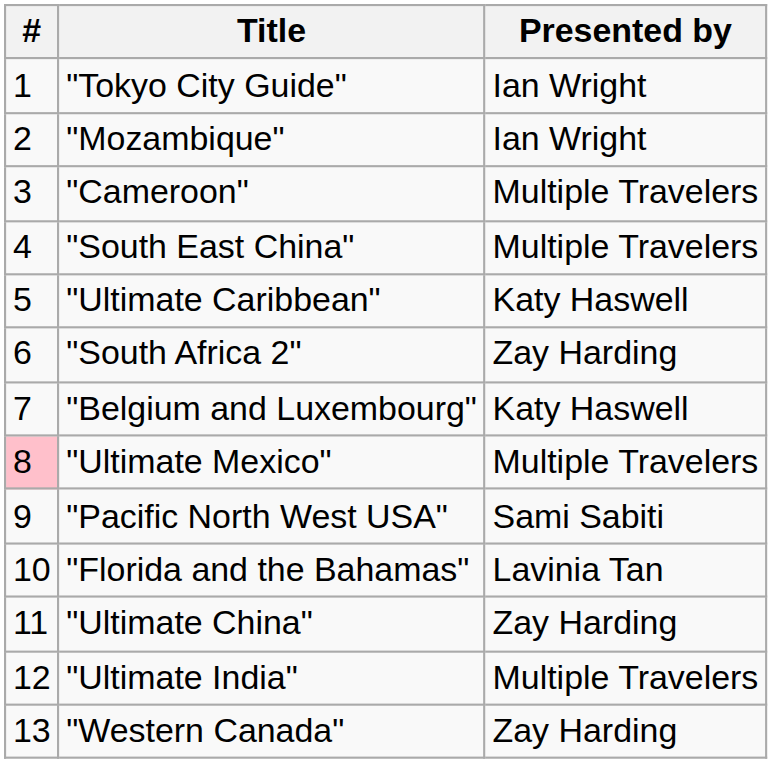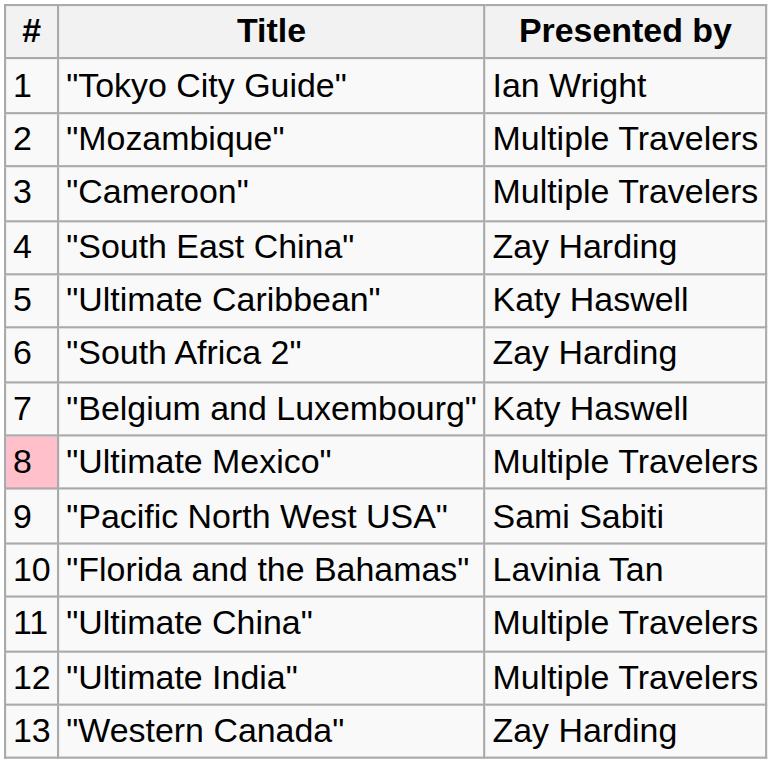(570, 138) Ian Wright -> (625, 138) Multiple Travelers
(625, 246) Multiple Travelers -> (585, 246) Zay Harding
(585, 623) Zay Harding -> (625, 623) Multiple Travelers
